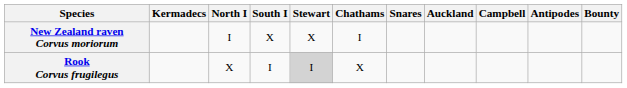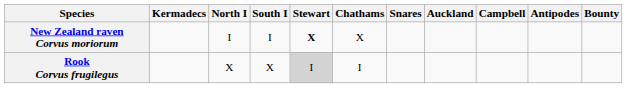(270, 37) X -> (270, 37) I
(311, 37) normal -> (311, 37) bold
(360, 37) I -> (360, 37) X
(270, 67) I -> (270, 67) X
(360, 67) X -> (360, 67) I
